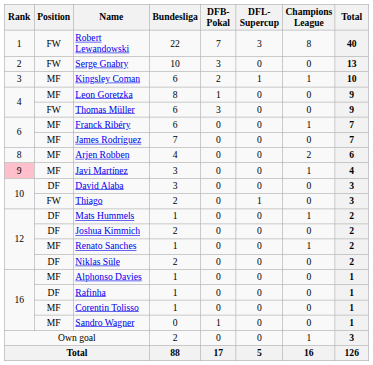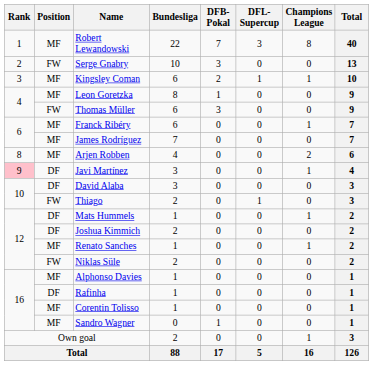(54, 43) FW -> (54, 43) MF
(54, 170) MF -> (54, 170) DF
(54, 262) DF -> (54, 262) FW
